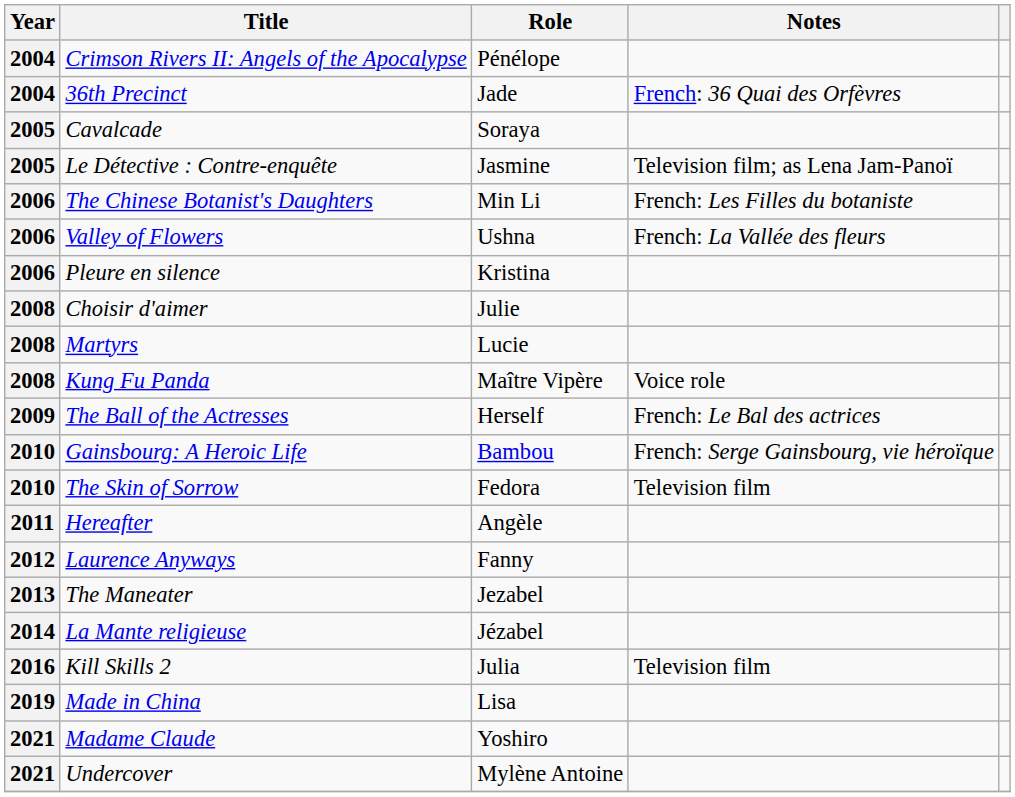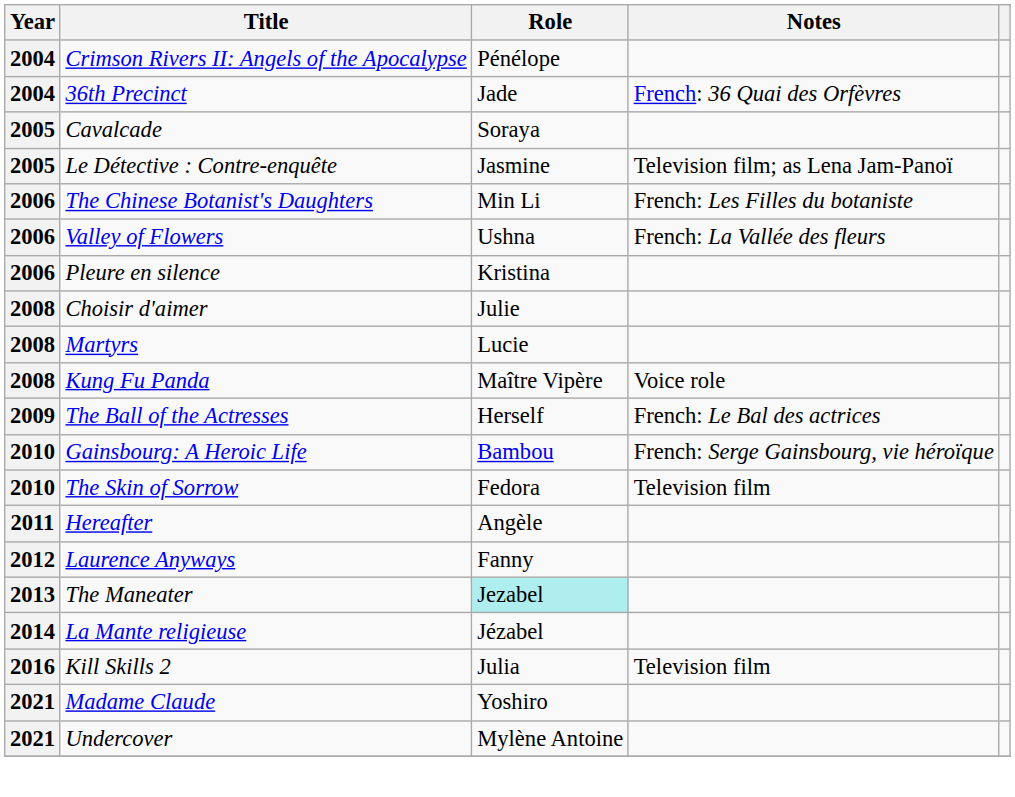(510, 594) no background -> (510, 594) paleturquoise background
- row: (133, 702)
